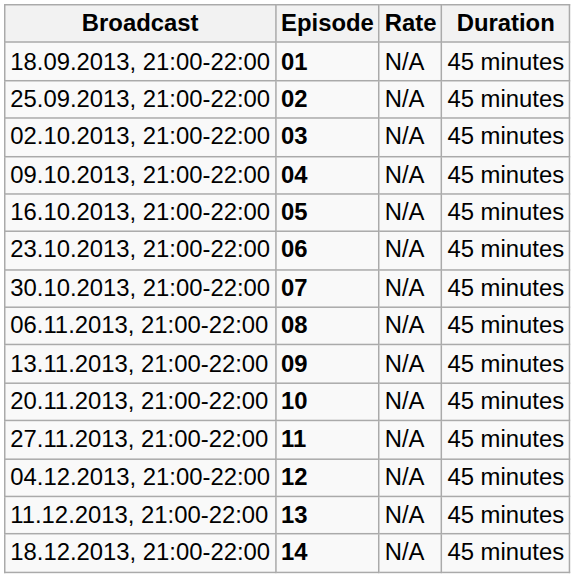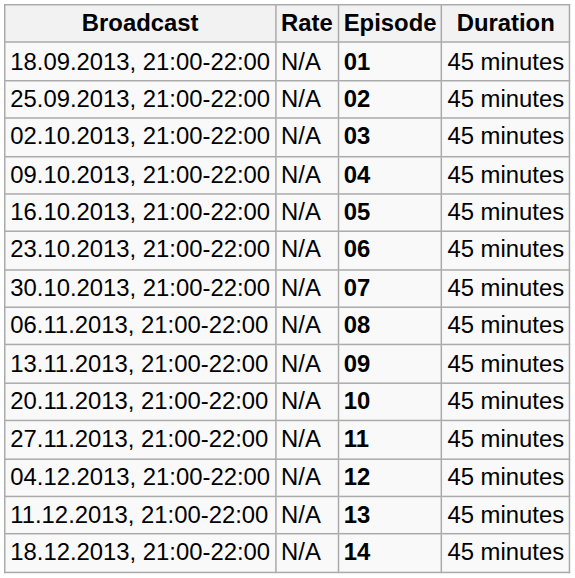columns swapped: (327, 23) <-> (411, 23)
